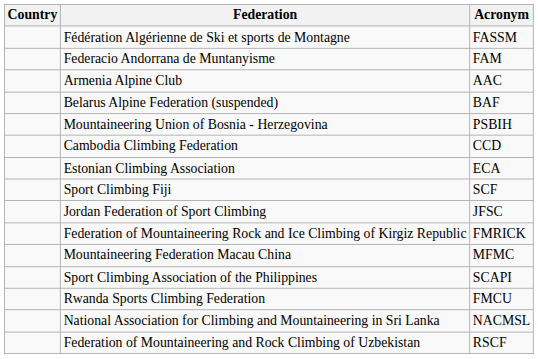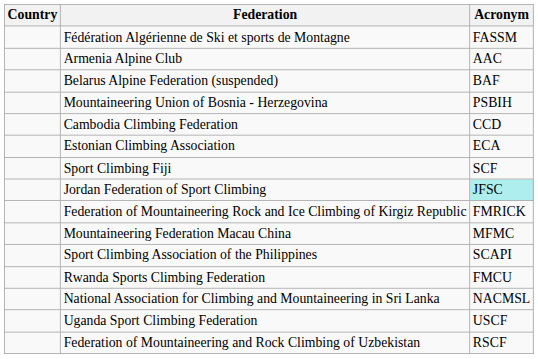- row: (169, 59)
(488, 211) no background -> (488, 189) paleturquoise background
+ row: (161, 320)
